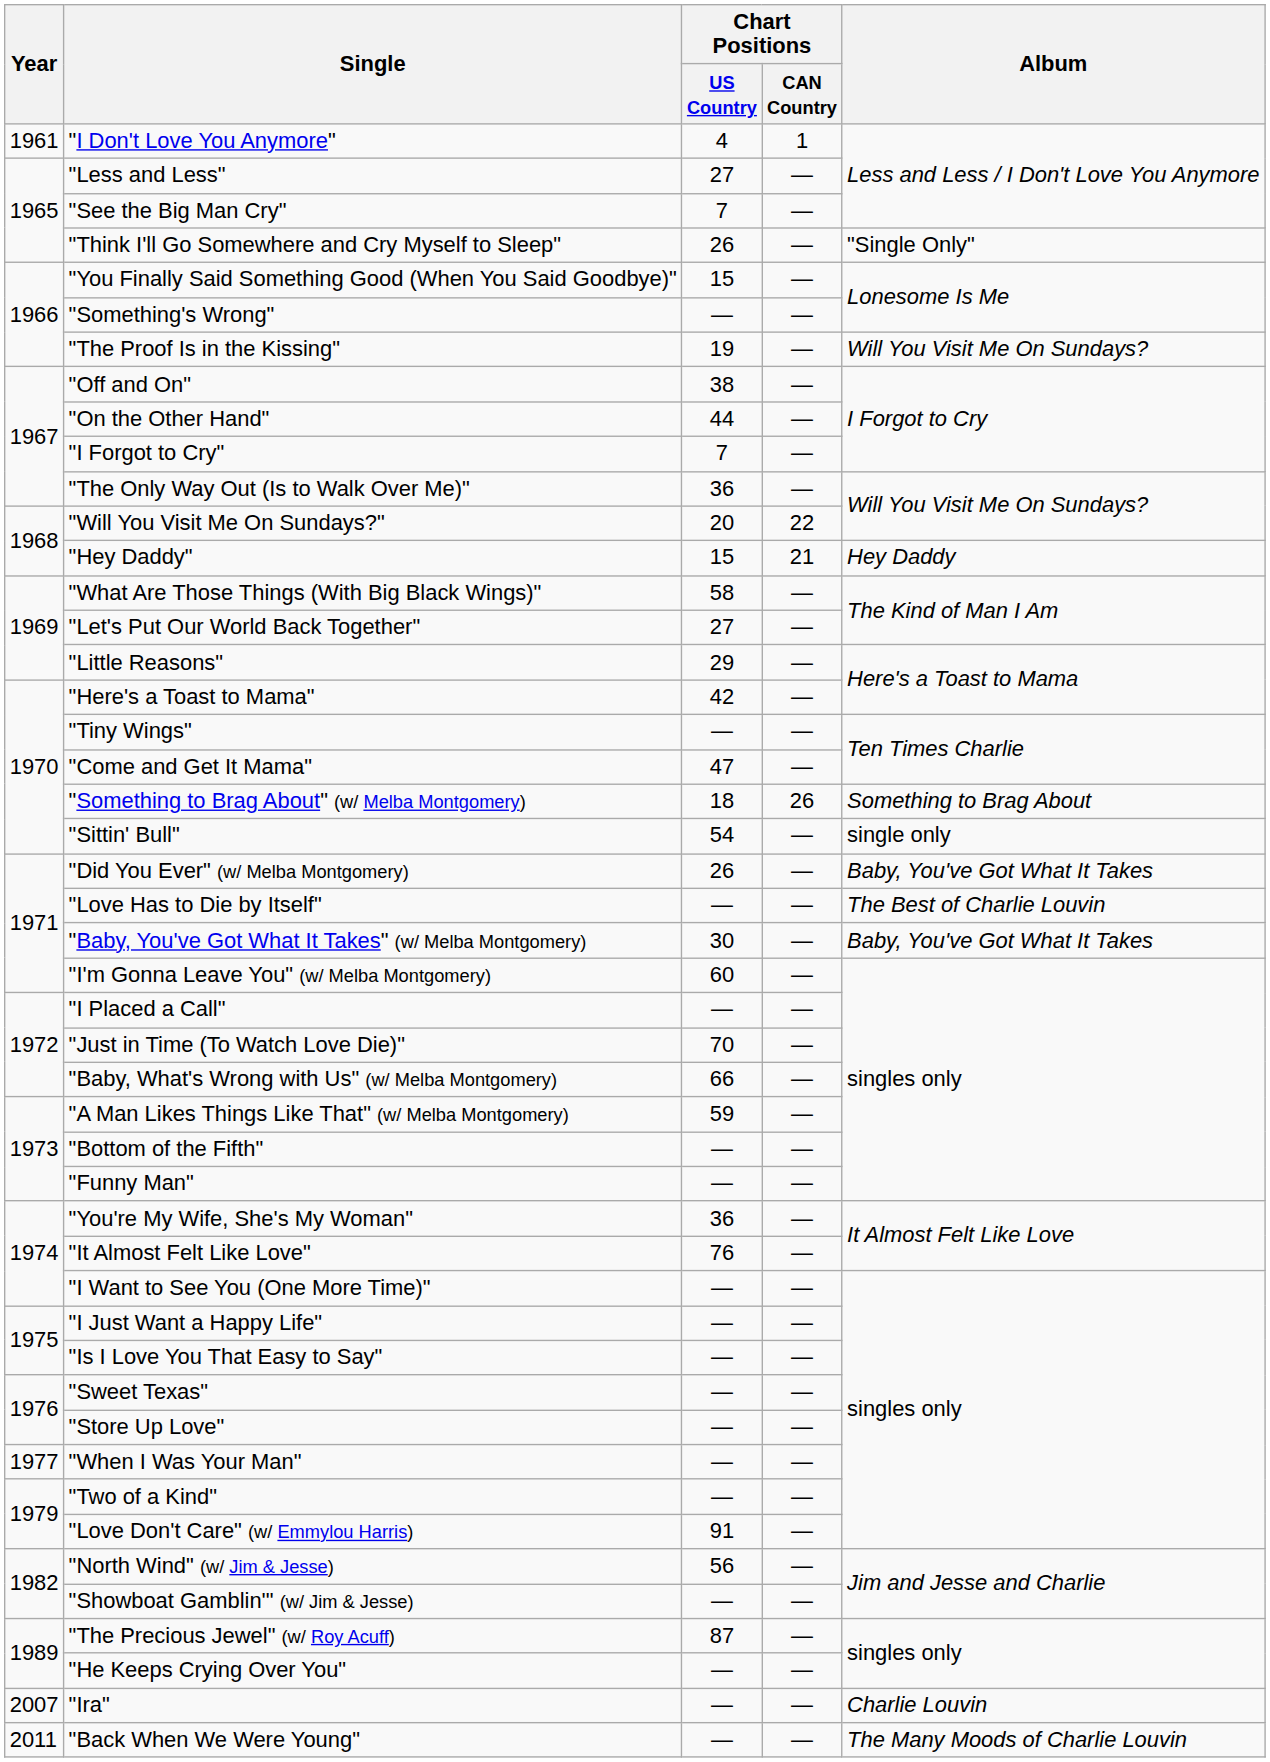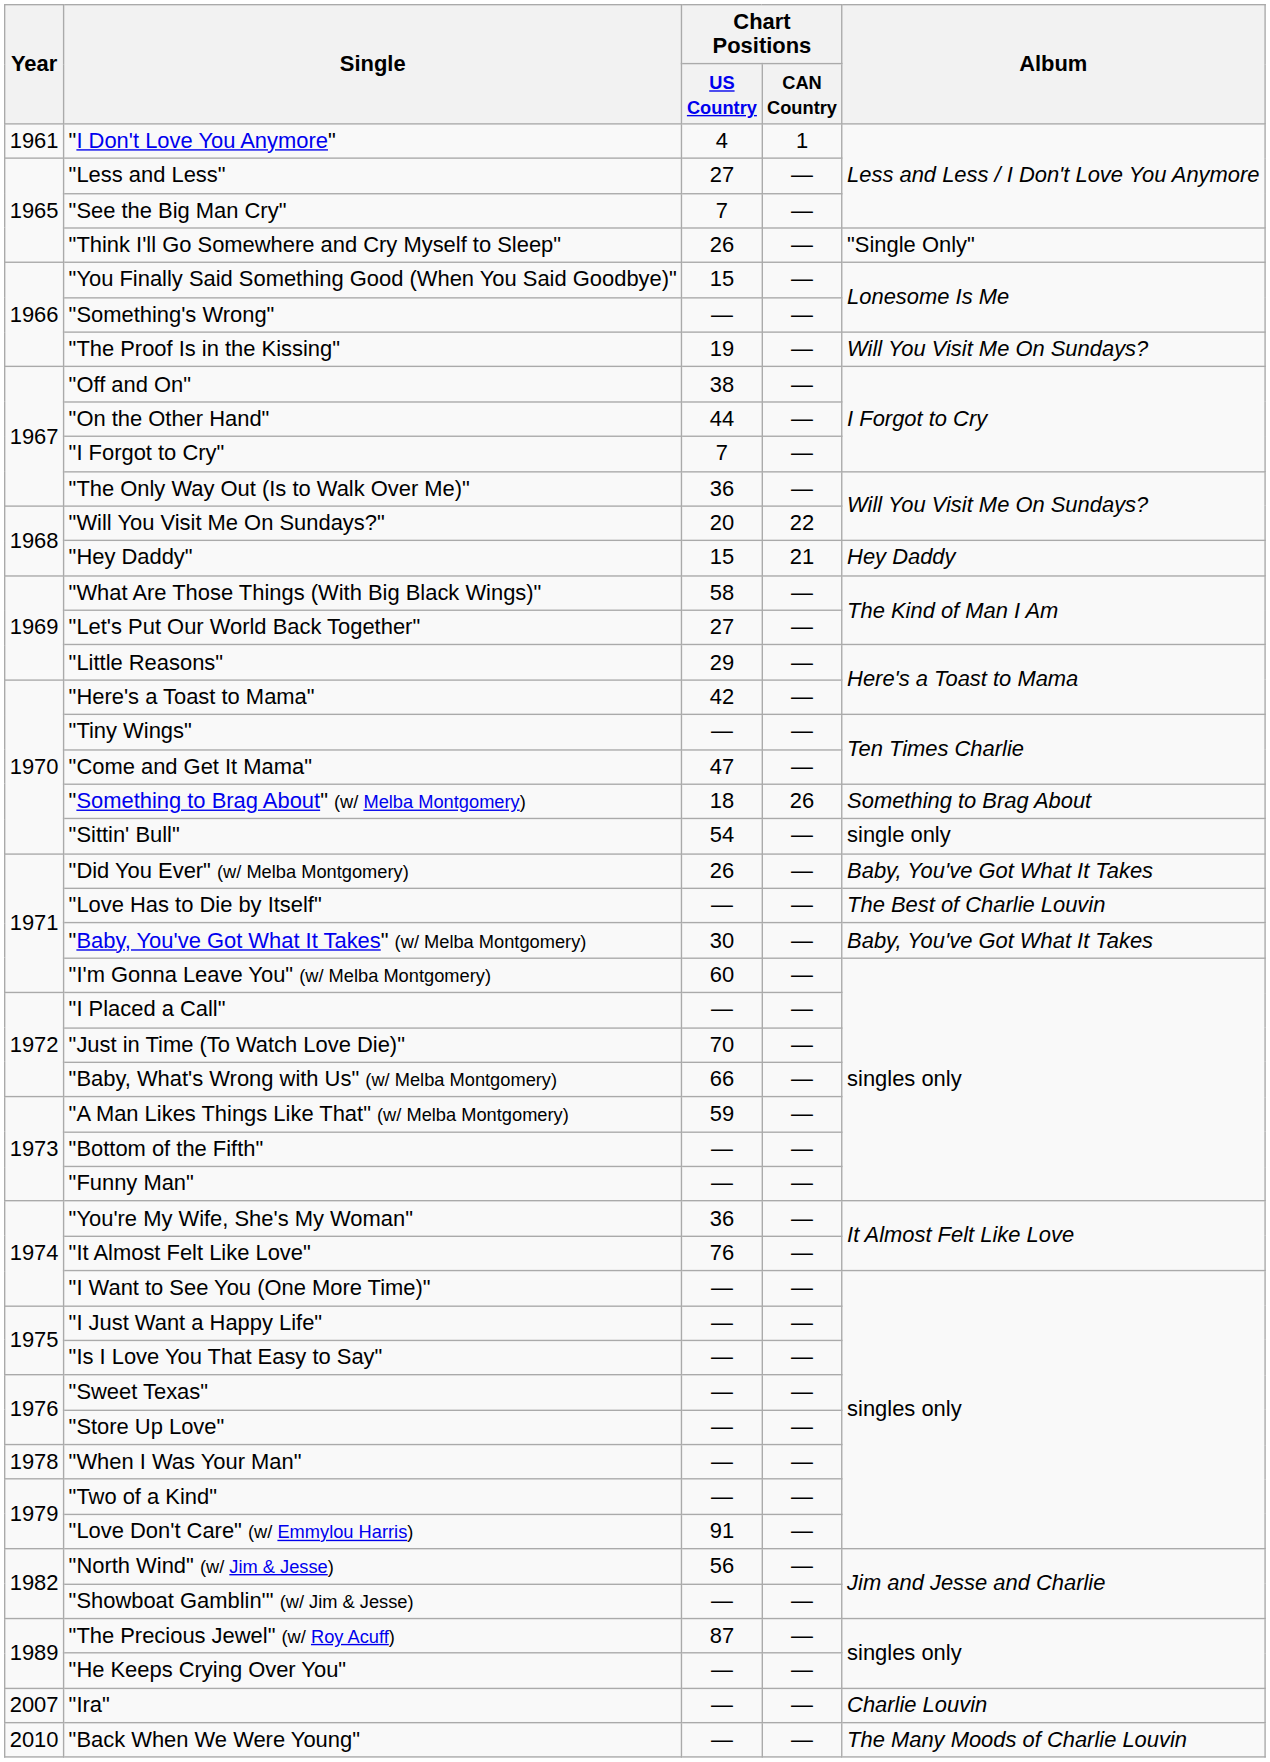(34, 1461) 1977 -> (34, 1461) 1978
(33, 1739) 2011 -> (34, 1739) 2010
